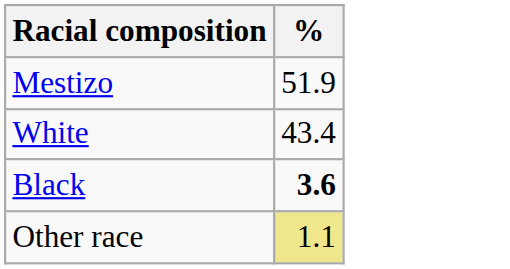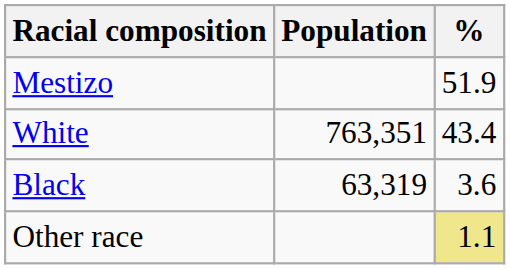+ column: (354, 30)
(316, 185) bold -> (477, 185) normal
